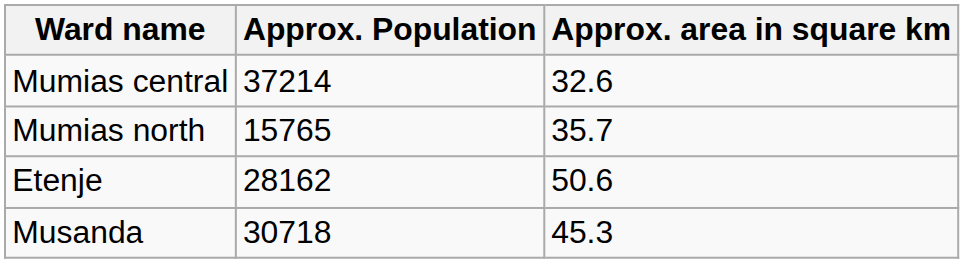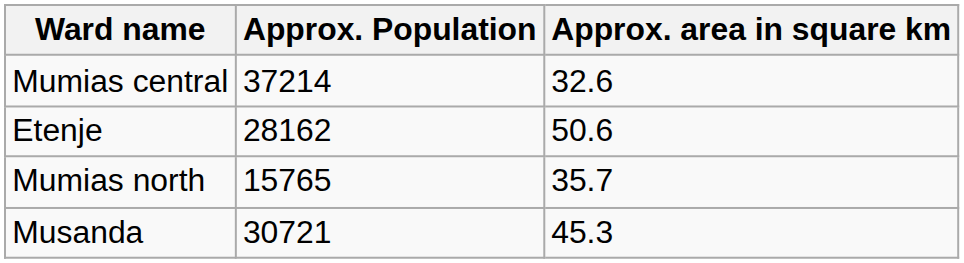rows swapped: (109, 130) <-> (57, 181)
(287, 231) 30718 -> (287, 231) 30721
